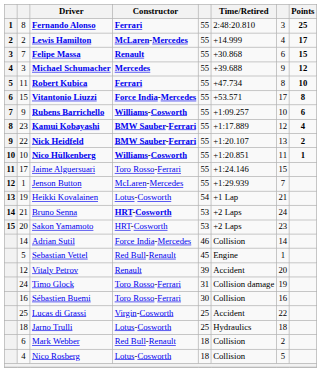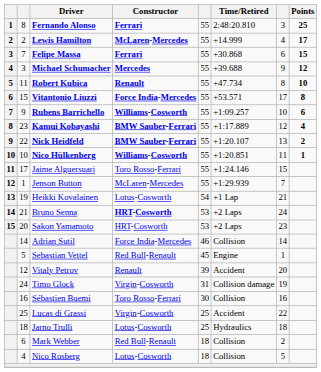(129, 54) Renault -> (128, 54) Ferrari
(128, 83) Ferrari -> (129, 83) Renault
(148, 284) Toro Rosso-Ferrari -> (144, 284) Virgin-Cosworth
